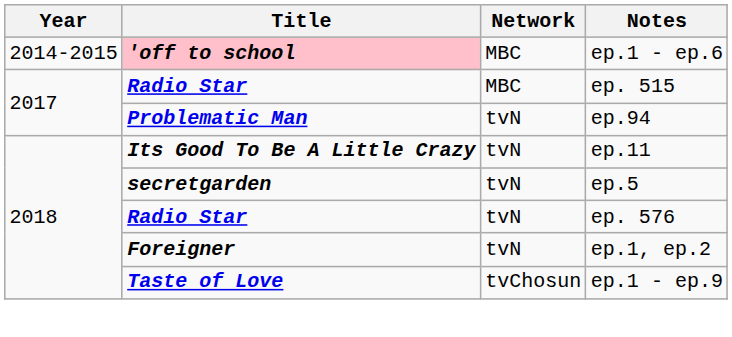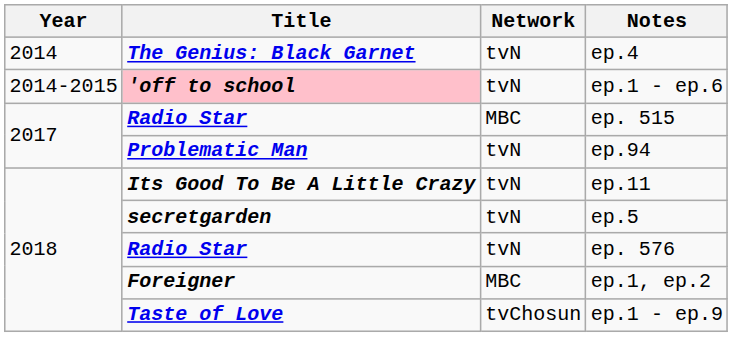+ row: (615, 54)
(503, 54) MBC -> (503, 86) tvN
(503, 249) tvN -> (503, 282) MBC
